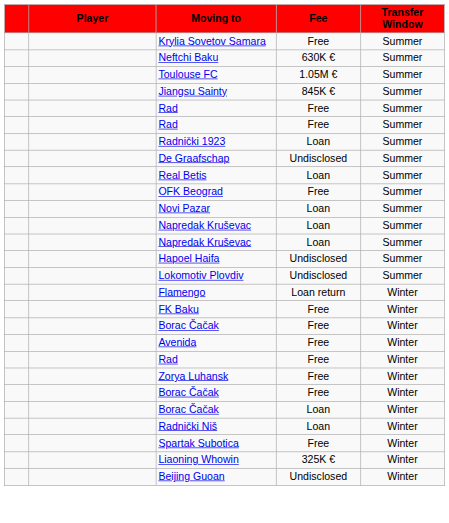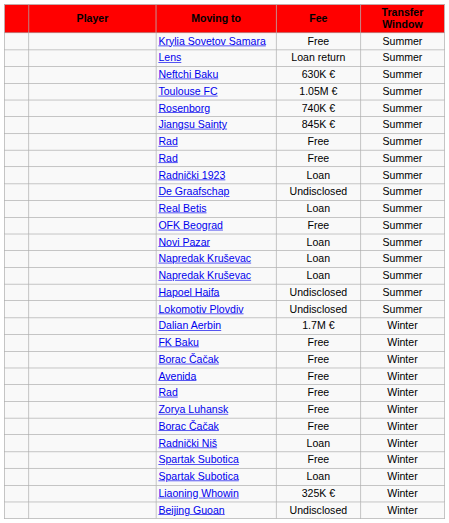+ row: (170, 58)
+ row: (184, 108)
- row: (182, 292)
+ row: (190, 326)
- row: (189, 409)
+ row: (199, 476)
